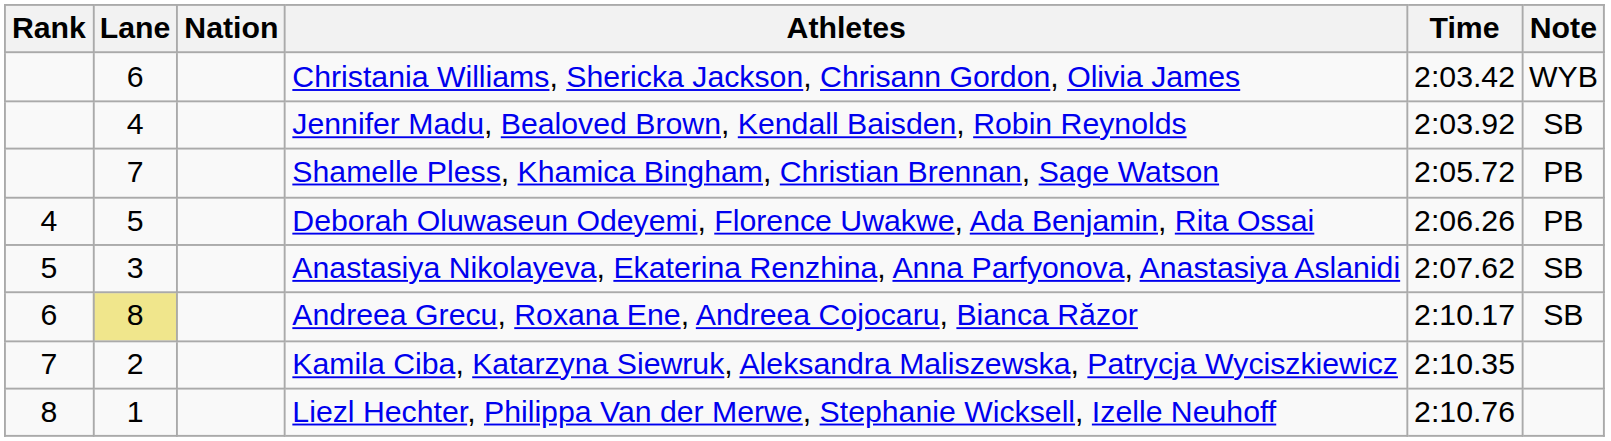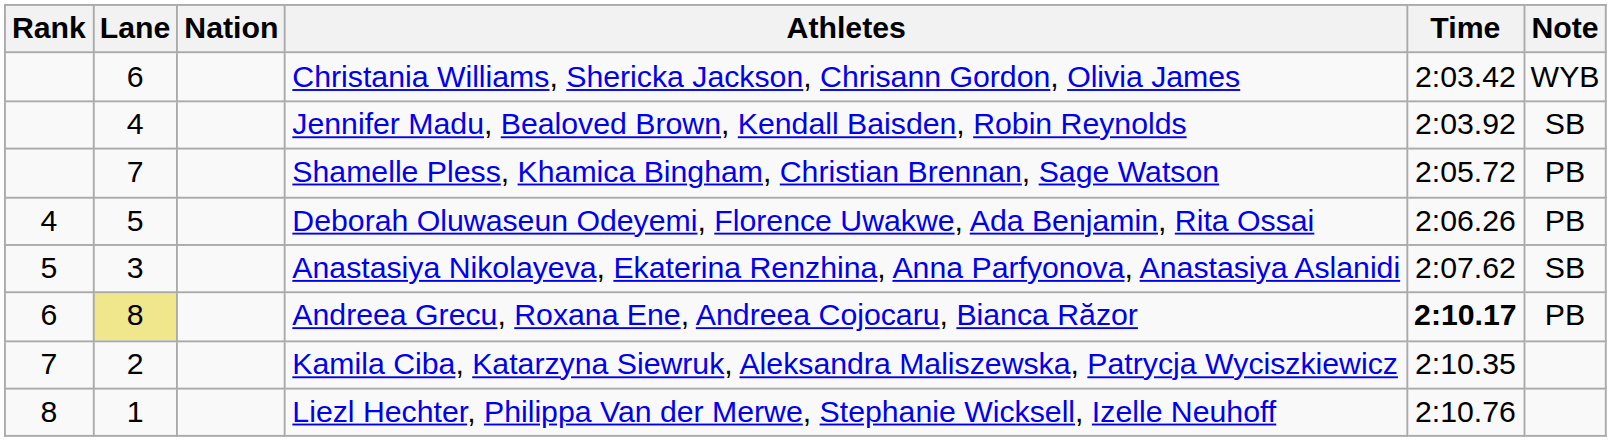(1465, 316) normal -> (1465, 316) bold
(1563, 316) SB -> (1565, 316) PB
